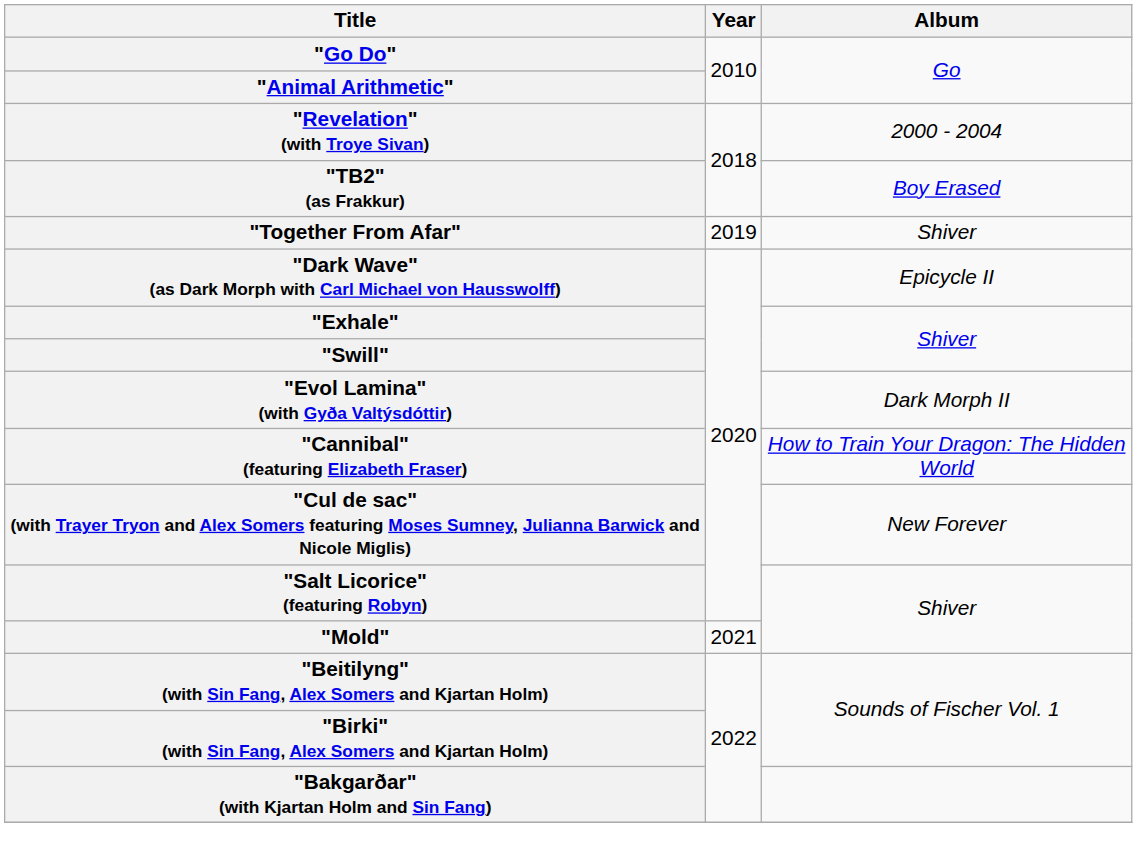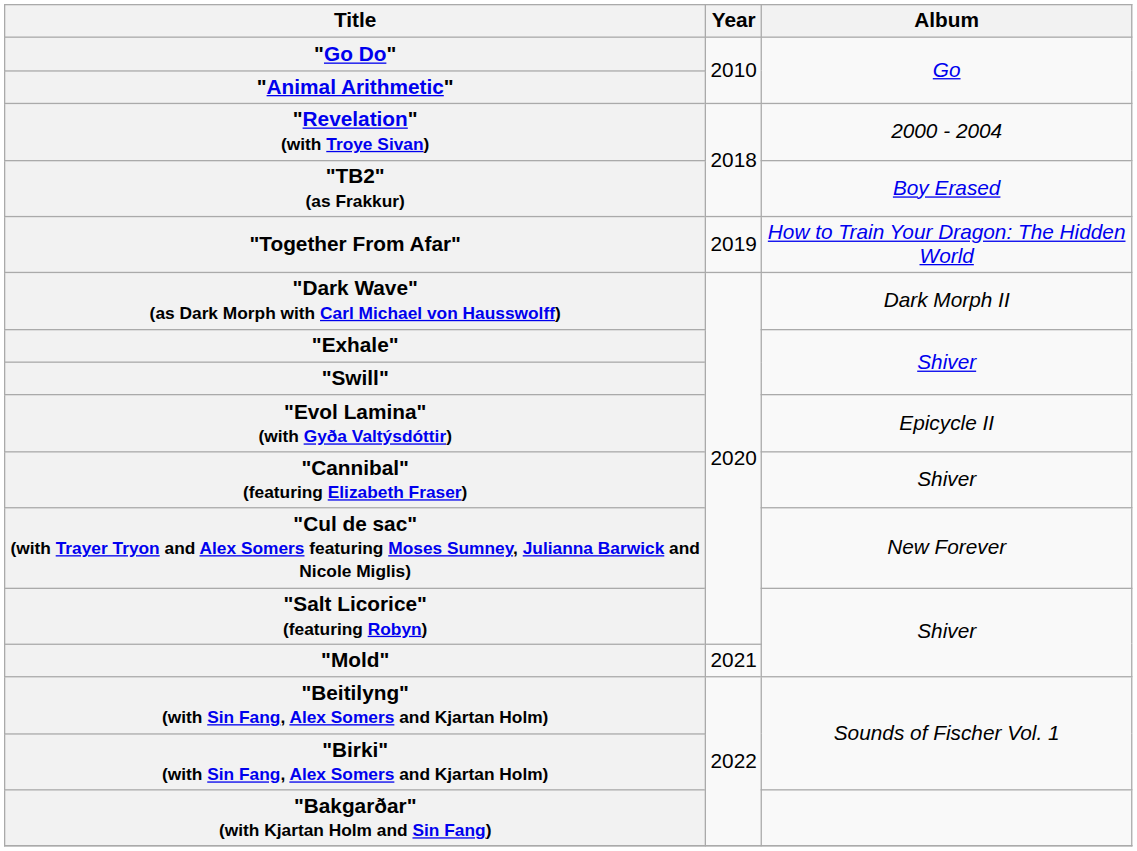(947, 232) Shiver -> (947, 244) How to Train Your Dragon: The Hidden World
(947, 277) Epicycle II -> (947, 300) Dark Morph II
(947, 399) Dark Morph II -> (947, 423) Epicycle II
(947, 456) How to Train Your Dragon: The Hidden World -> (947, 479) Shiver
